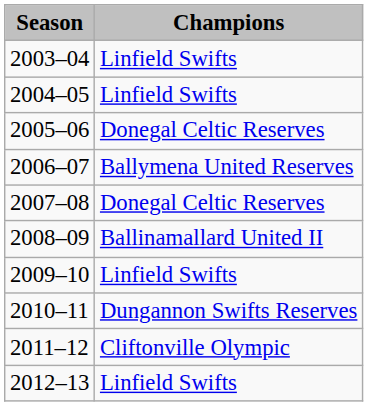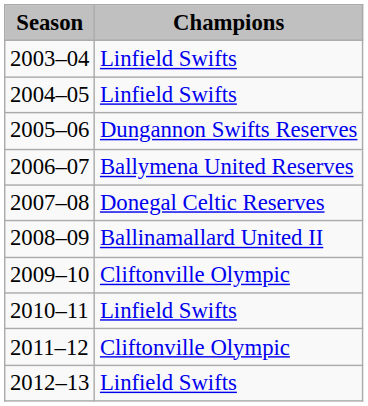(212, 130) Donegal Celtic Reserves -> (229, 130) Dungannon Swifts Reserves
(168, 274) Linfield Swifts -> (195, 274) Cliftonville Olympic
(229, 310) Dungannon Swifts Reserves -> (168, 310) Linfield Swifts
